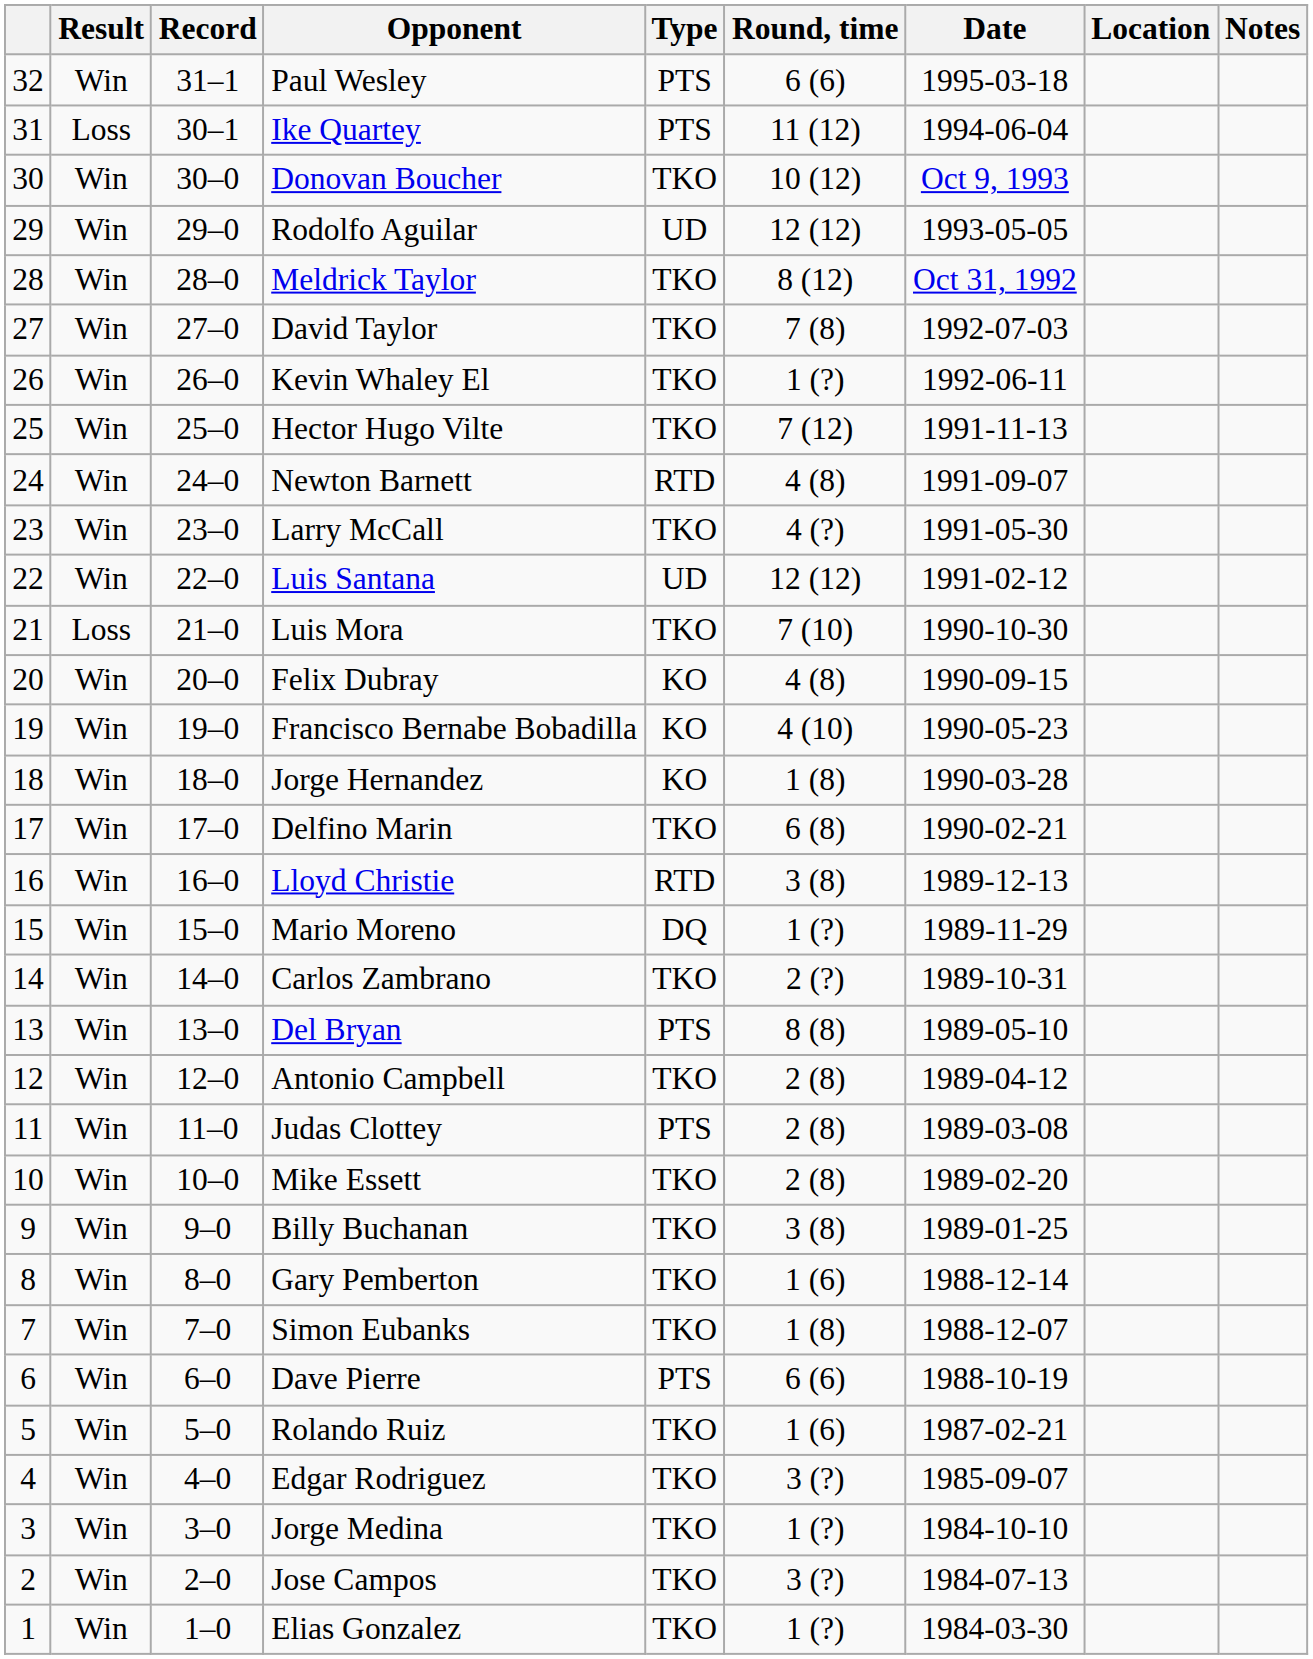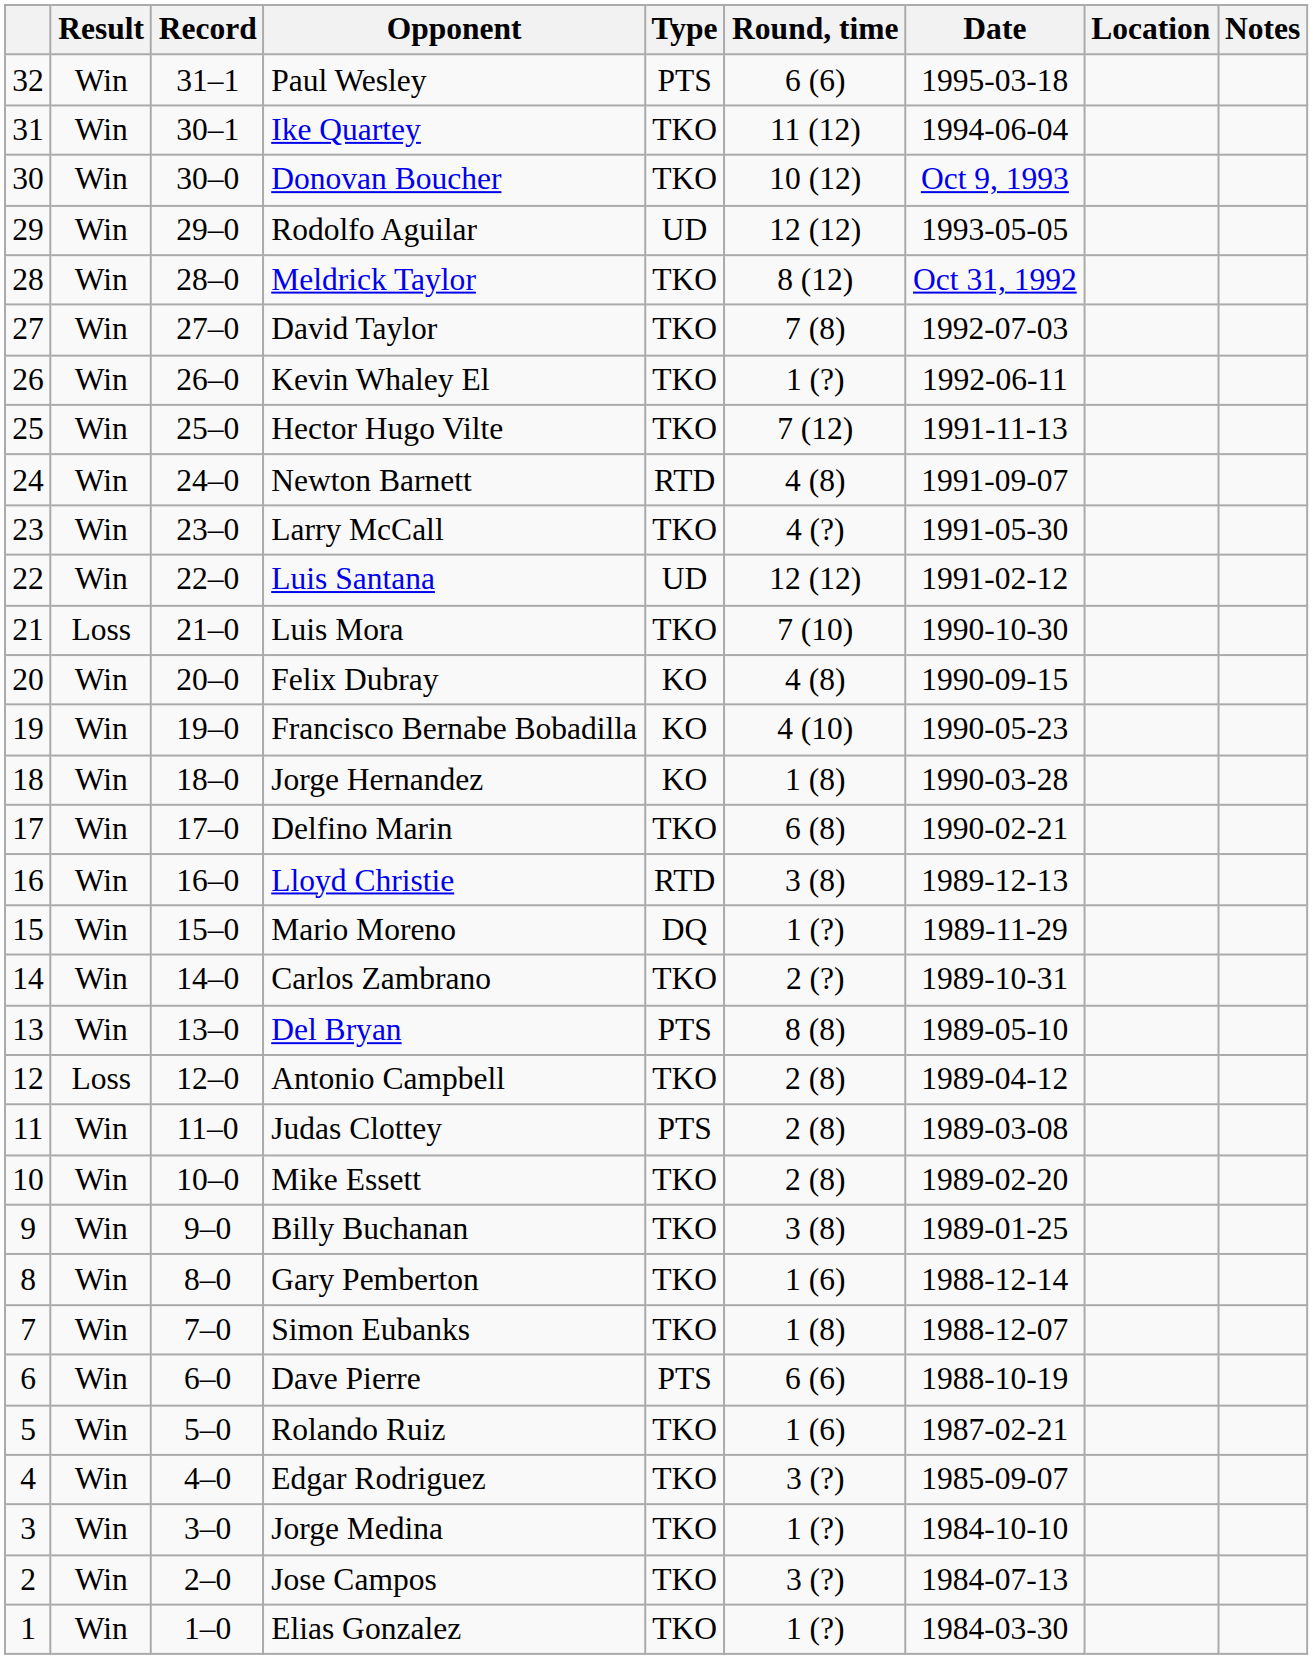(101, 129) Loss -> (101, 129) Win
(685, 129) PTS -> (685, 129) TKO
(101, 1079) Win -> (101, 1079) Loss
